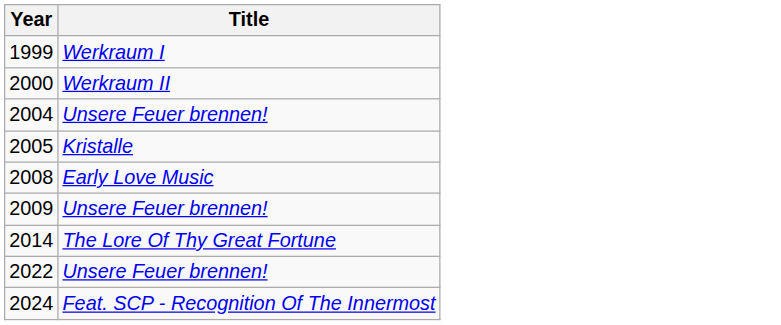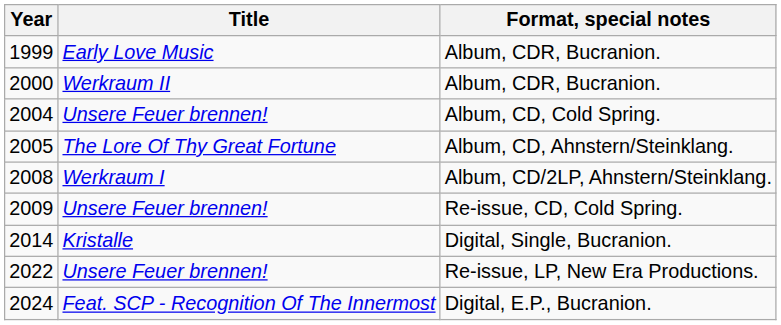+ column: (608, 20)
(114, 51) Werkraum I -> (138, 51) Early Love Music
(98, 146) Kristalle -> (199, 146) The Lore Of Thy Great Fortune
(138, 177) Early Love Music -> (114, 177) Werkraum I
(199, 240) The Lore Of Thy Great Fortune -> (98, 240) Kristalle
